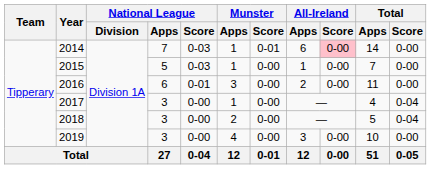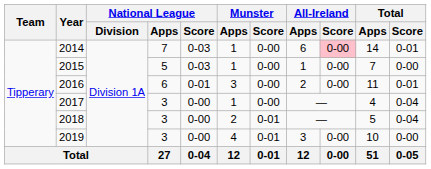(268, 48) 0-01 -> (268, 48) 0-00
(407, 48) 0-00 -> (407, 48) 0-01
(407, 84) 0-00 -> (407, 84) 0-01
(268, 119) 0-00 -> (268, 119) 0-01
(268, 137) 0-00 -> (268, 137) 0-01
